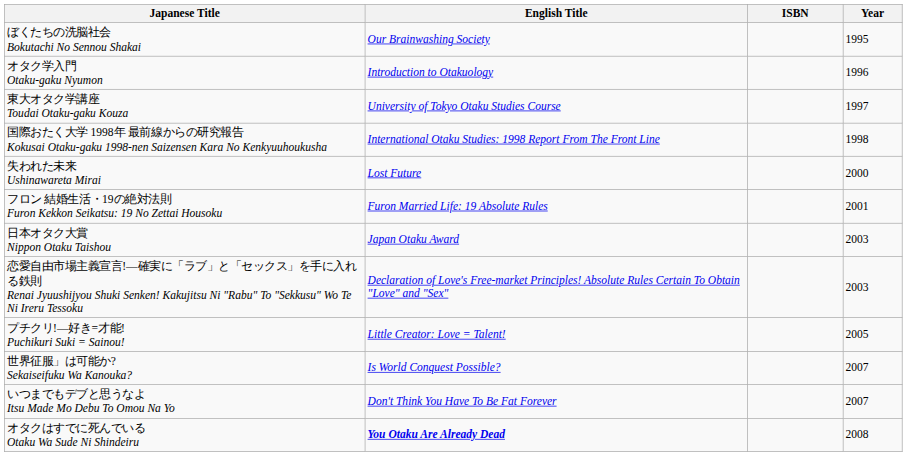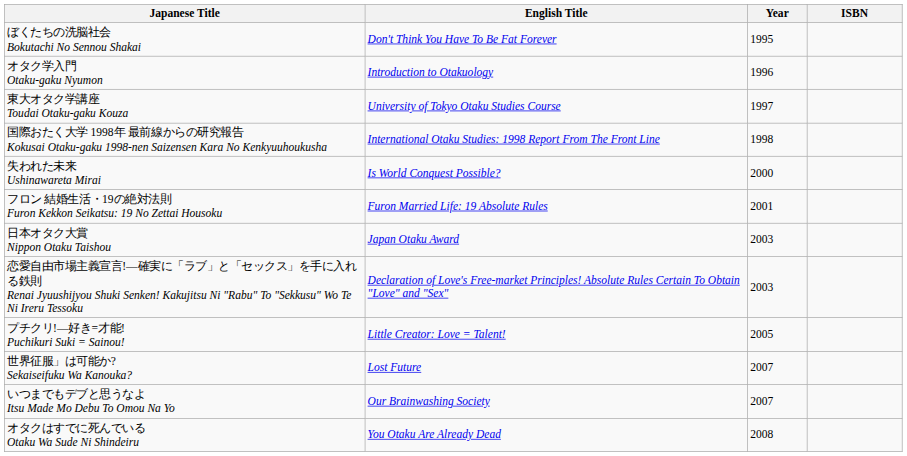columns swapped: (873, 13) <-> (795, 13)
(429, 39) Our Brainwashing Society -> (462, 39) Don't Think You Have To Be Fat Forever
(394, 173) Lost Future -> (434, 173) Is World Conquest Possible?
(434, 368) Is World Conquest Possible? -> (394, 368) Lost Future
(462, 401) Don't Think You Have To Be Fat Forever -> (429, 401) Our Brainwashing Society
(436, 434) bold -> (434, 434) normal
